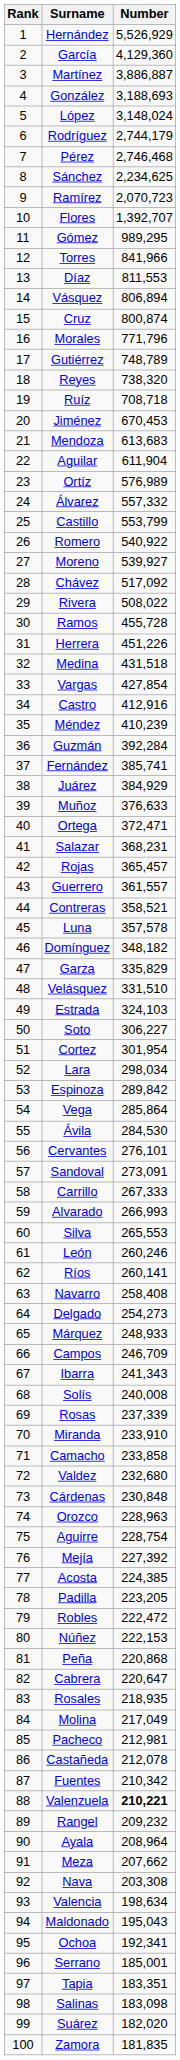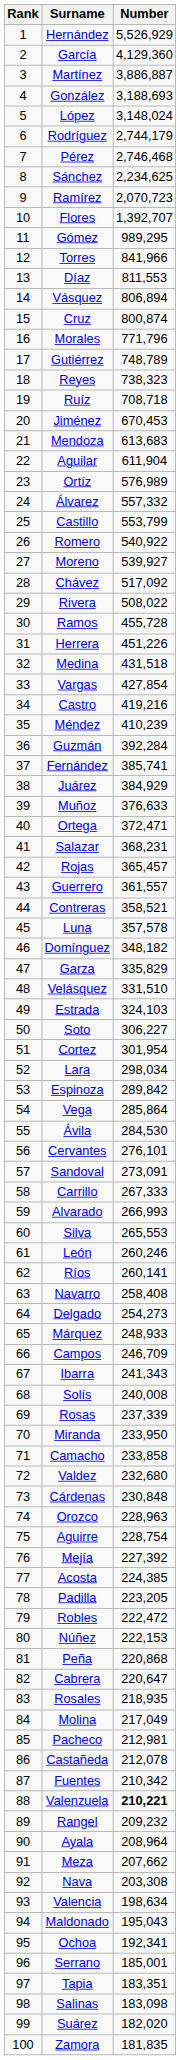(144, 380) 738,320 -> (144, 380) 738,323
(144, 704) 412,916 -> (144, 704) 419,216
(144, 1435) 233,910 -> (144, 1435) 233,950
